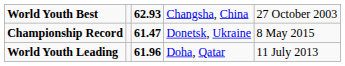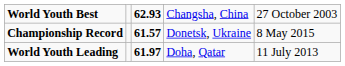(147, 33) 61.47 -> (147, 33) 61.57
(147, 52) 61.96 -> (147, 52) 61.97
